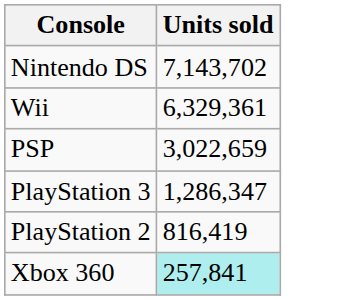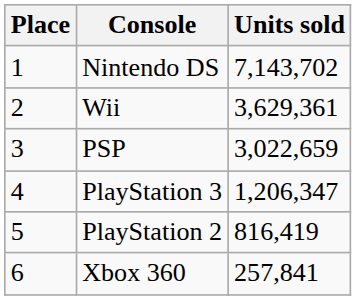+ column: (41, 25)
(215, 107) 6,329,361 -> (286, 107) 3,629,361
(215, 190) 1,286,347 -> (286, 190) 1,206,347
(205, 273) paleturquoise background -> (276, 273) no background
